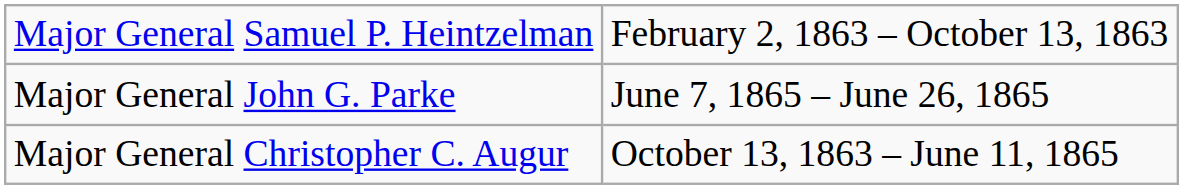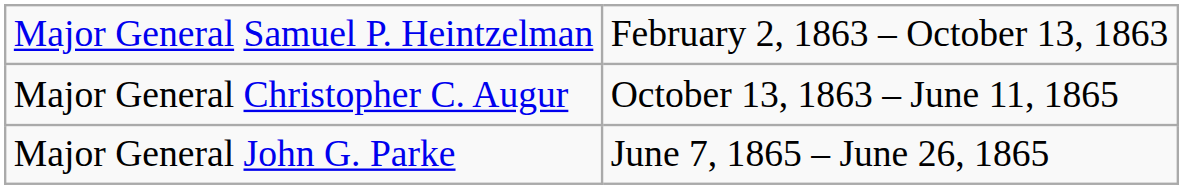rows swapped: (291, 153) <-> (235, 93)
